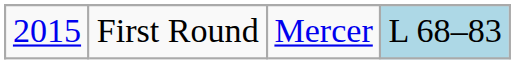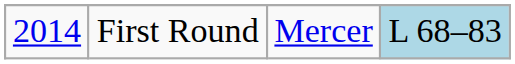(47, 31) 2015 -> (47, 31) 2014
